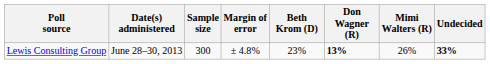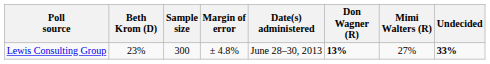columns swapped: (147, 23) <-> (297, 23)
(407, 51) 26% -> (407, 51) 27%
